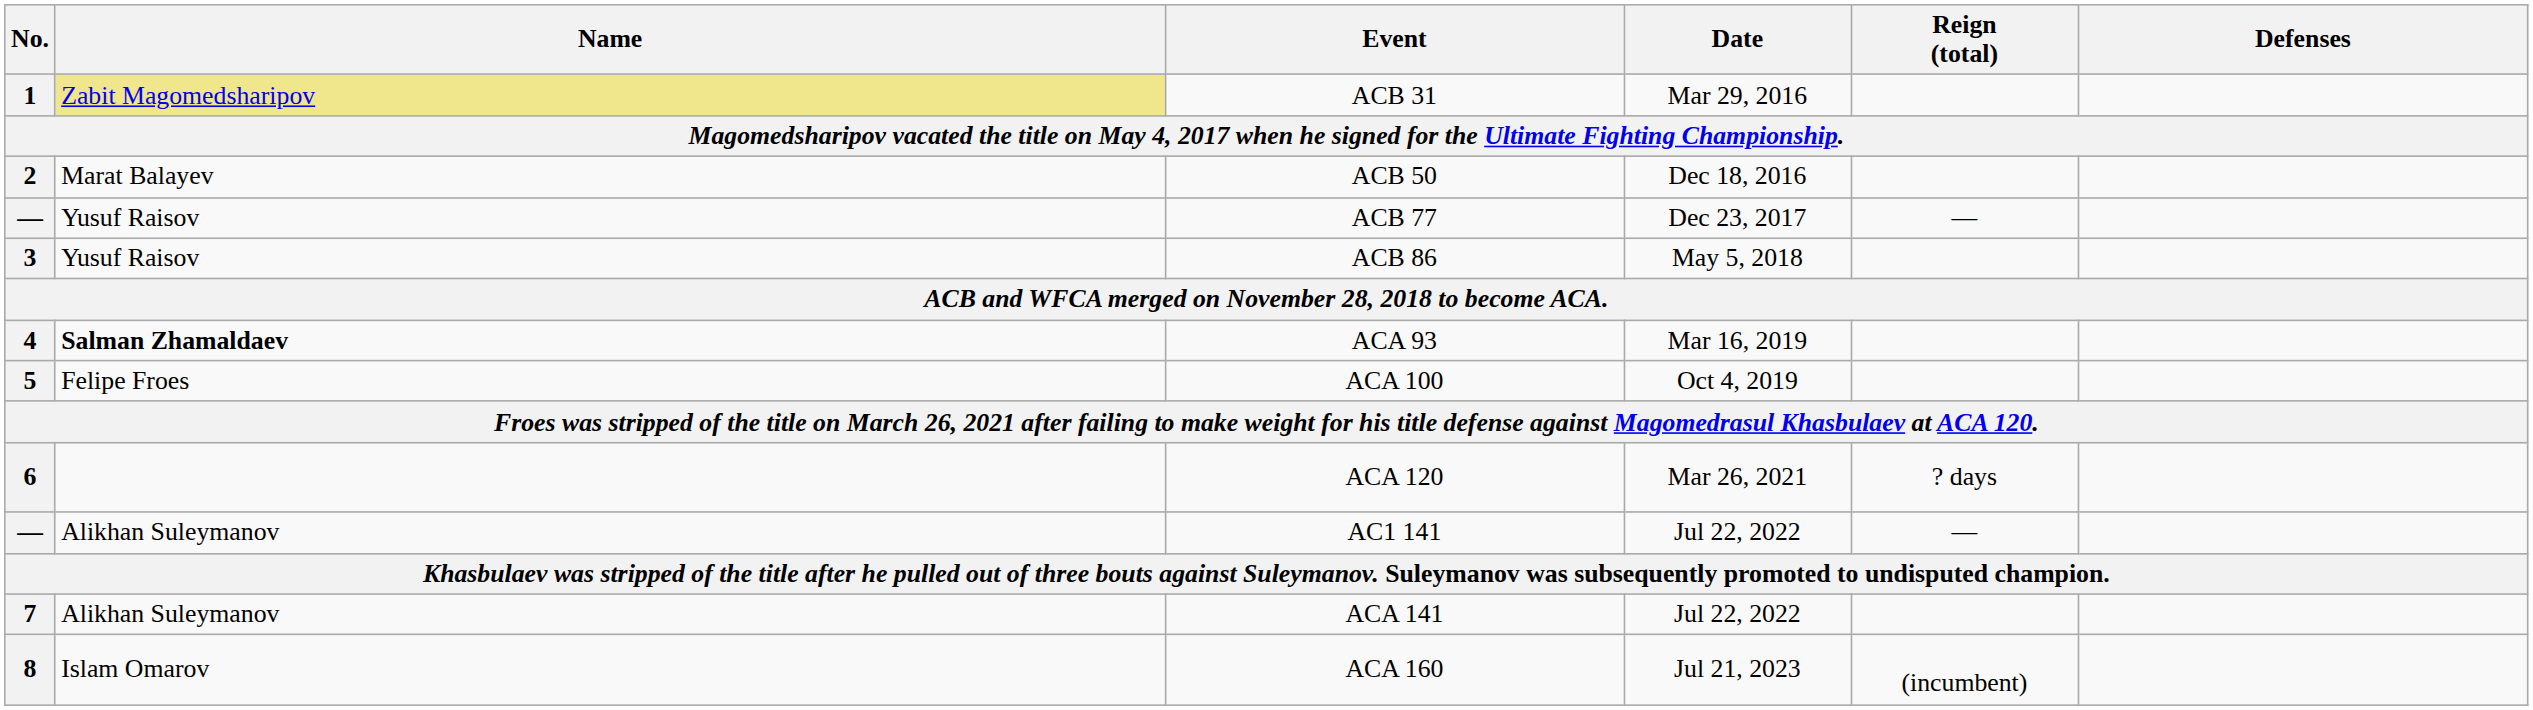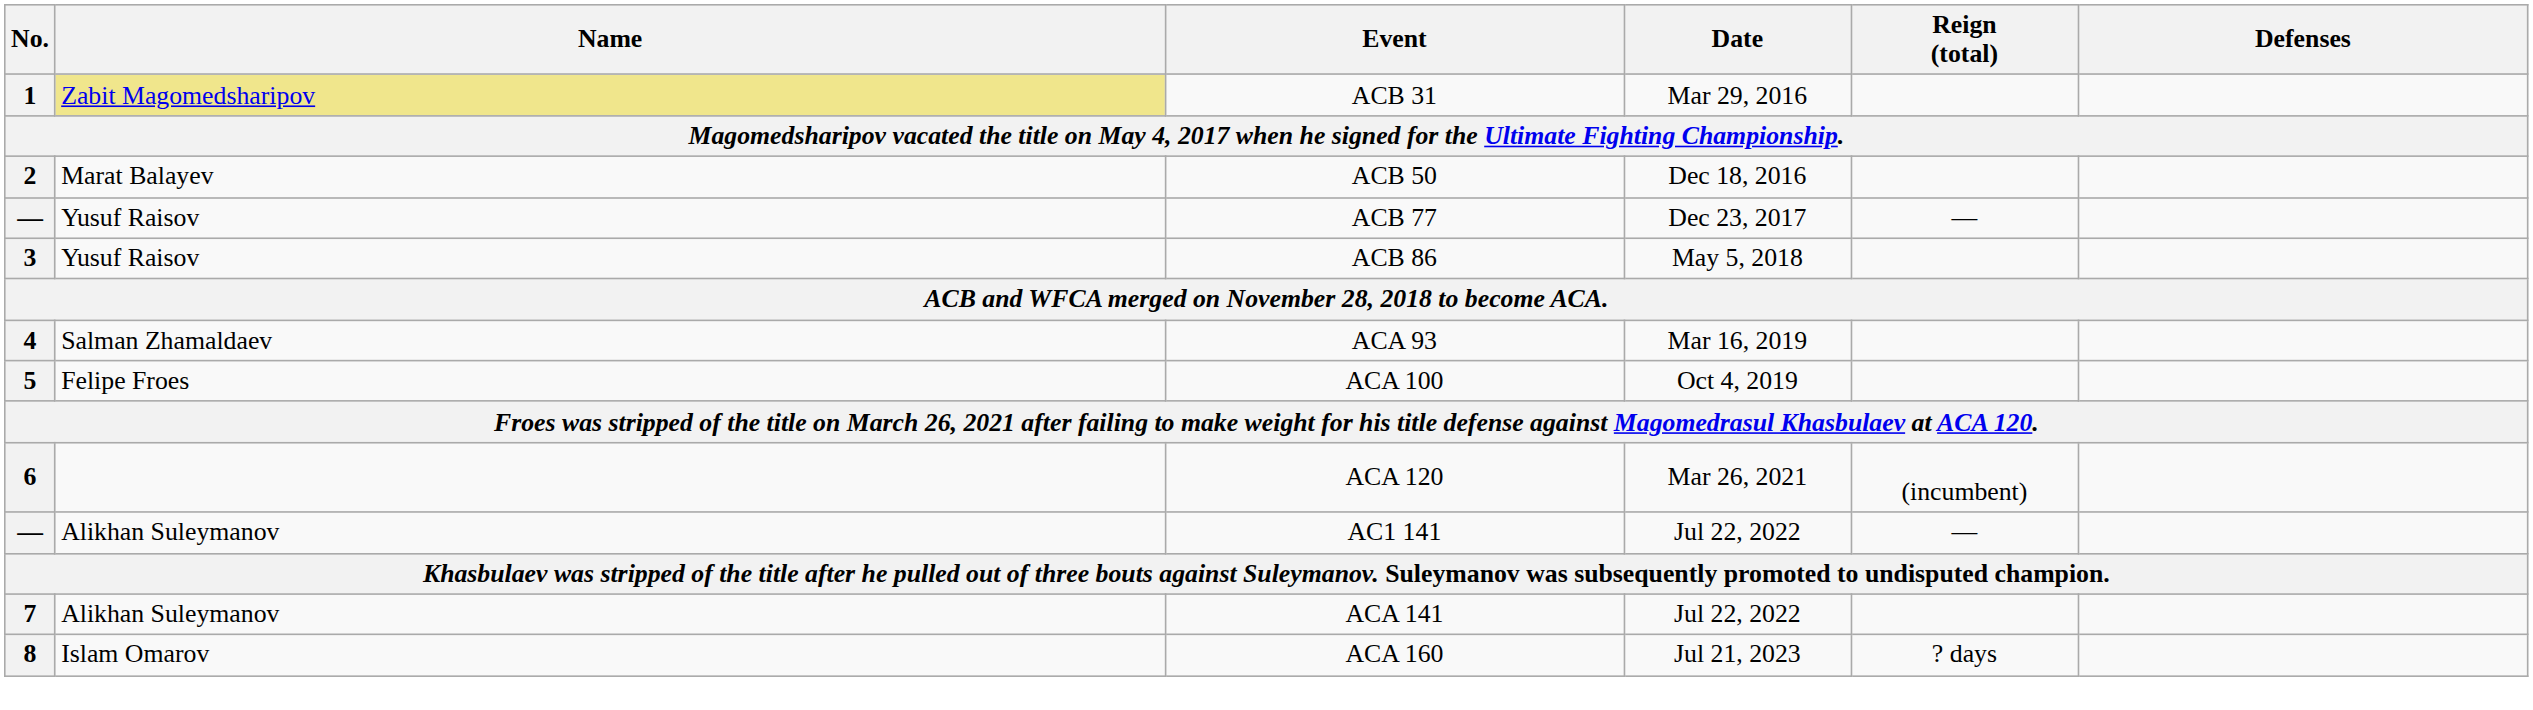(175, 339) bold -> (167, 339) normal
(1964, 476) ? days -> (1964, 491) (incumbent)
(1964, 683) (incumbent) -> (1964, 654) ? days
